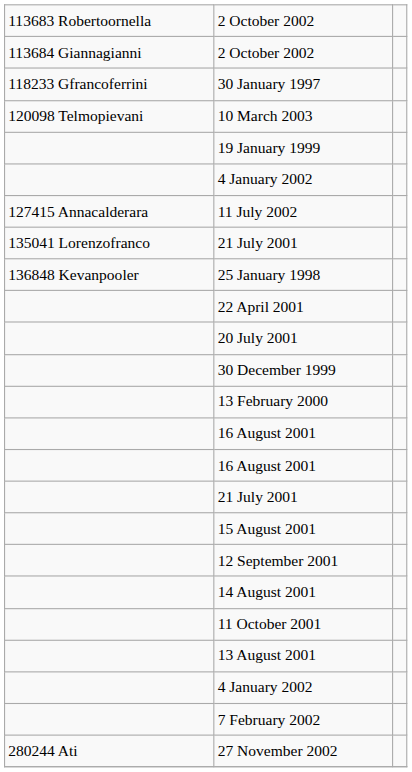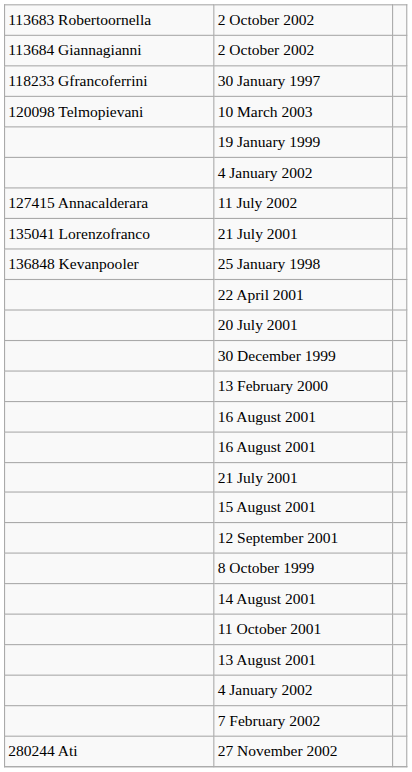+ row: (109, 569)
